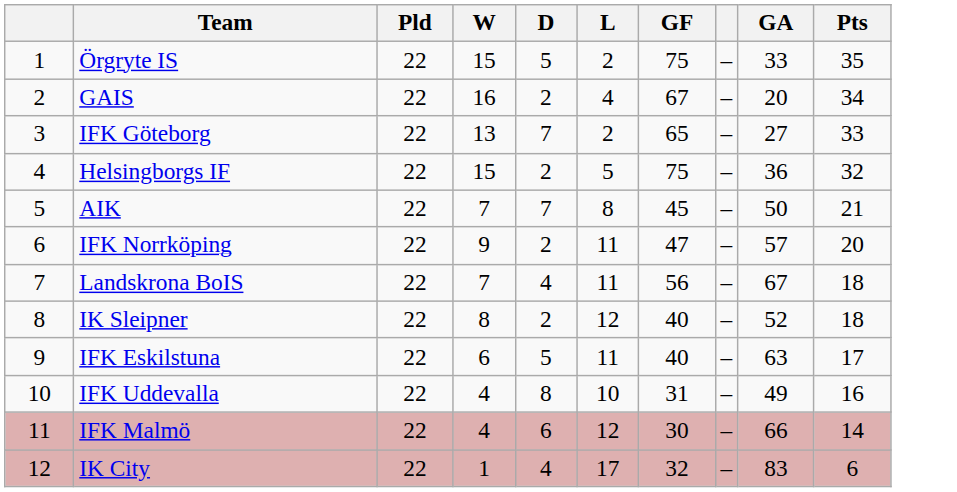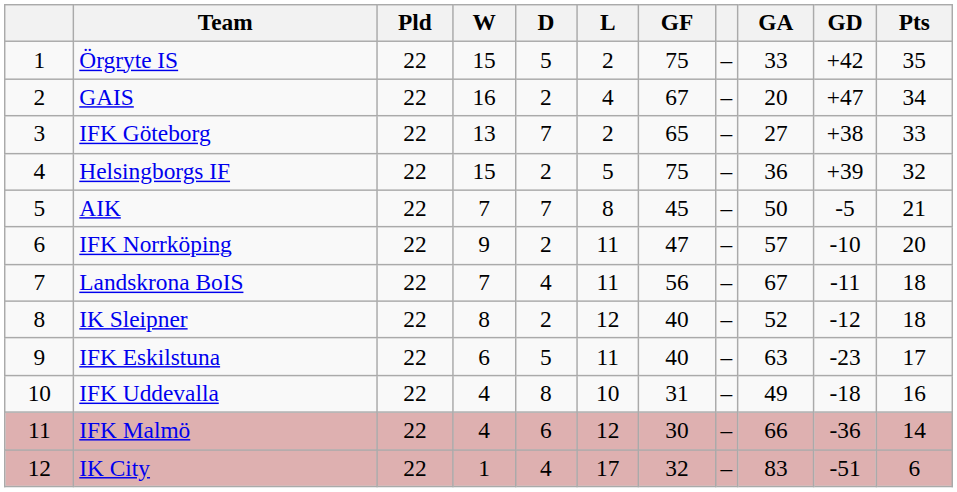+ column: (845, 23)
